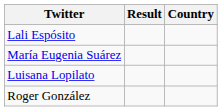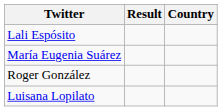rows swapped: (49, 95) <-> (51, 75)
